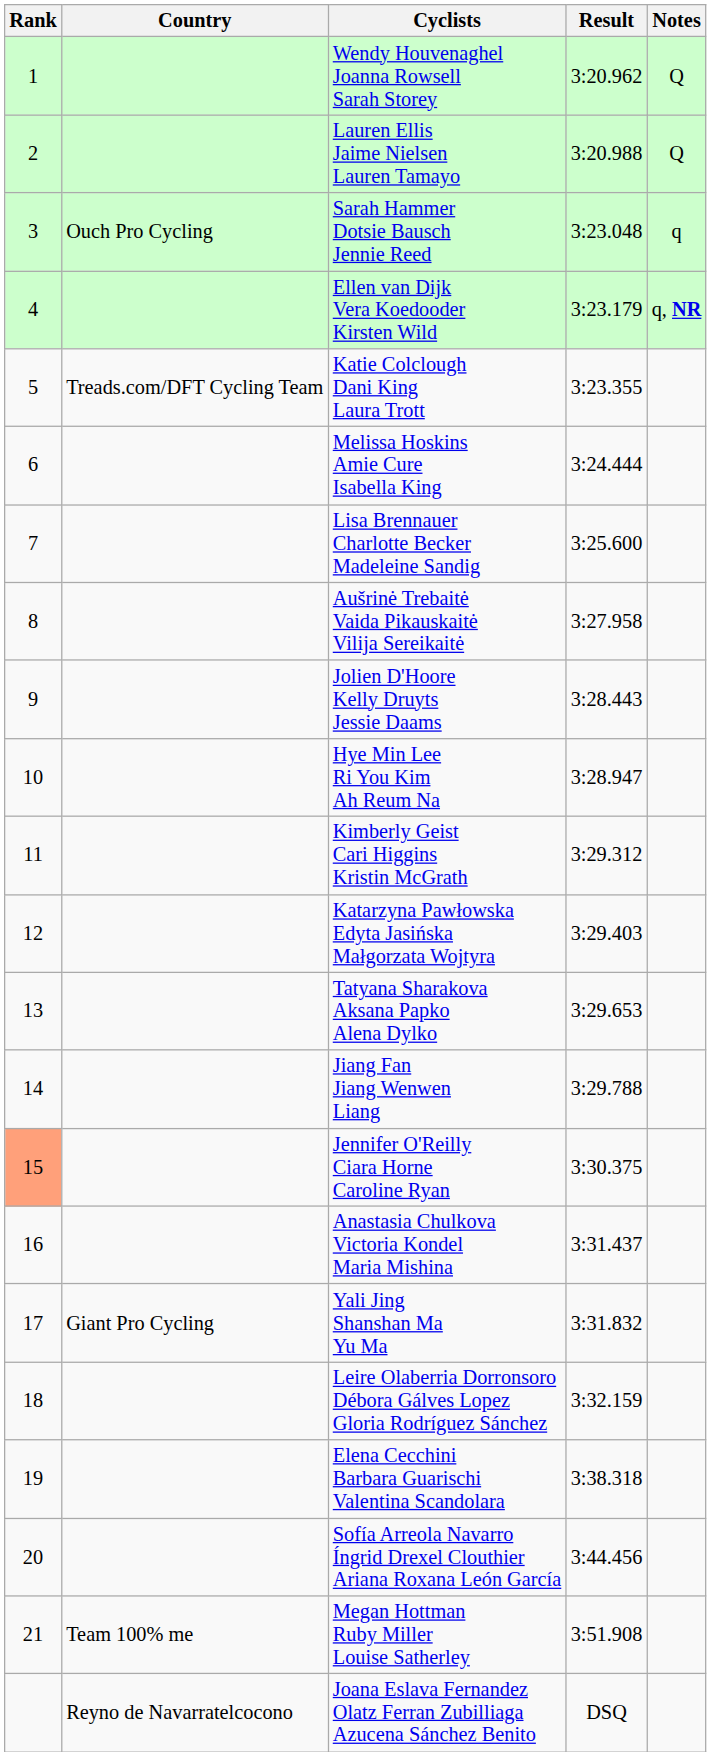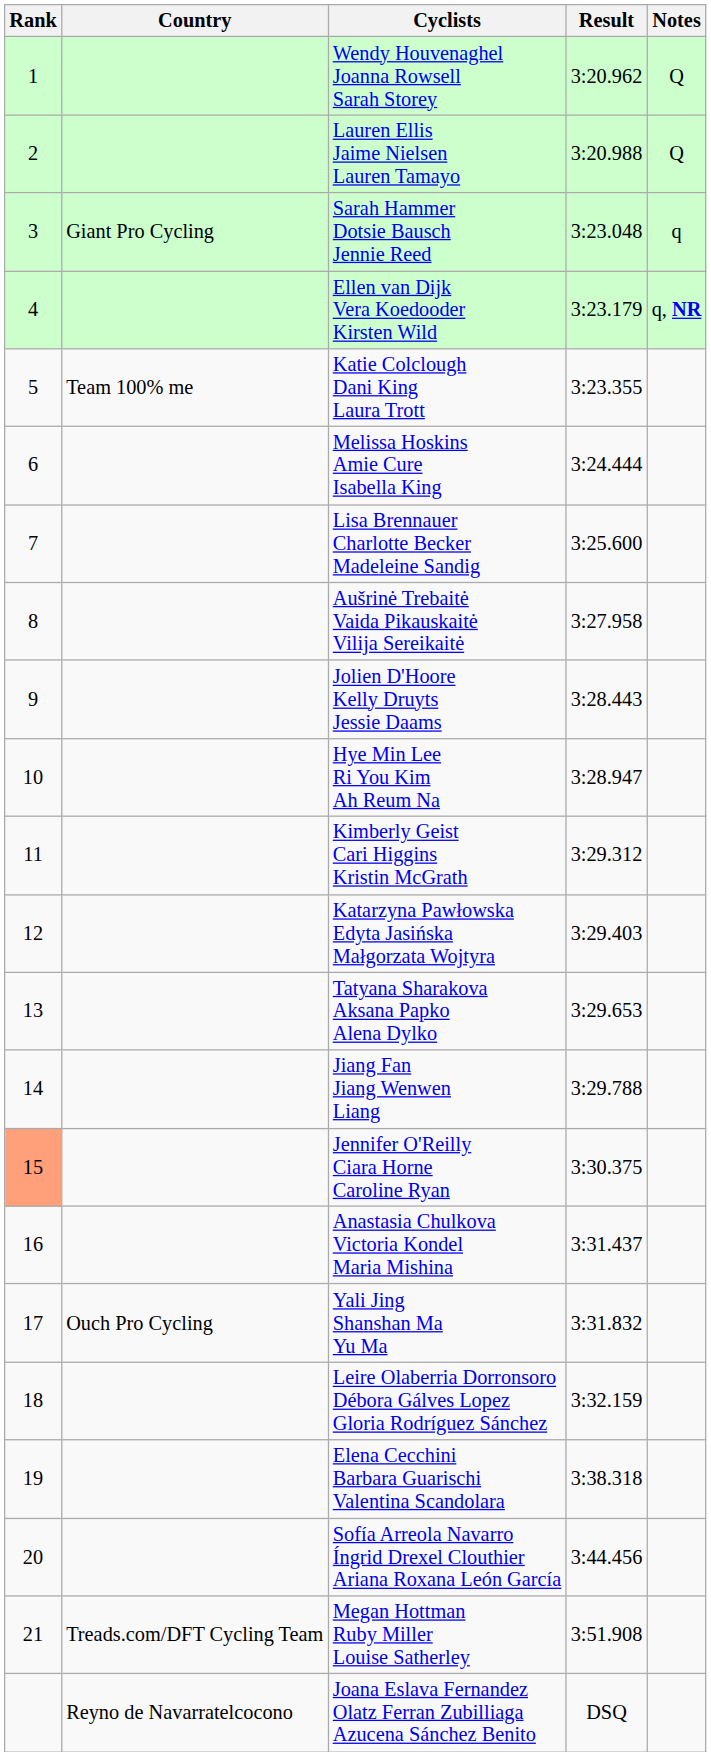(140, 231) Ouch Pro Cycling -> (140, 231) Giant Pro Cycling
(195, 387) Treads.com/DFT Cycling Team -> (130, 387) Team 100% me
(140, 1322) Giant Pro Cycling -> (140, 1322) Ouch Pro Cycling
(130, 1634) Team 100% me -> (195, 1634) Treads.com/DFT Cycling Team
